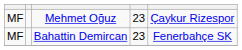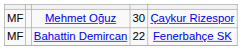(139, 18) 23 -> (139, 18) 30
(139, 36) 23 -> (139, 36) 22
